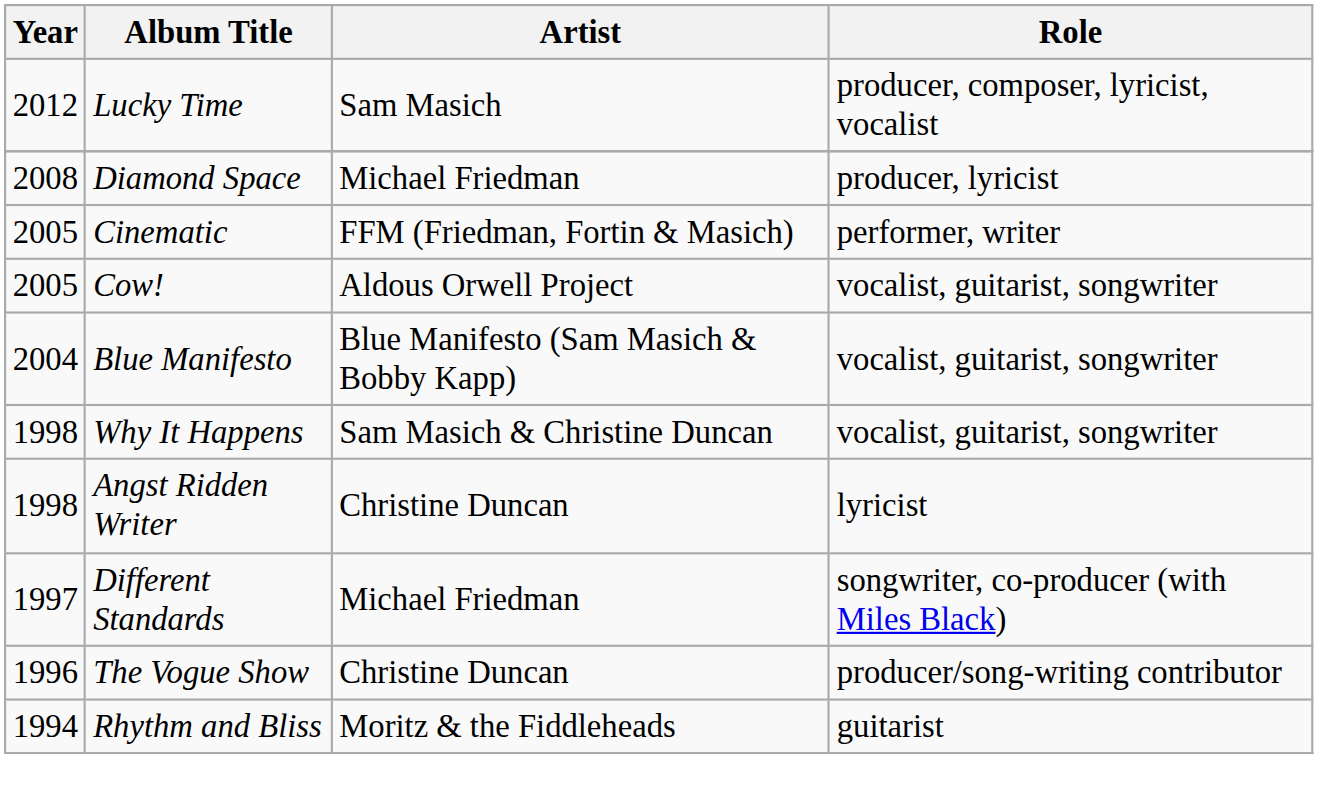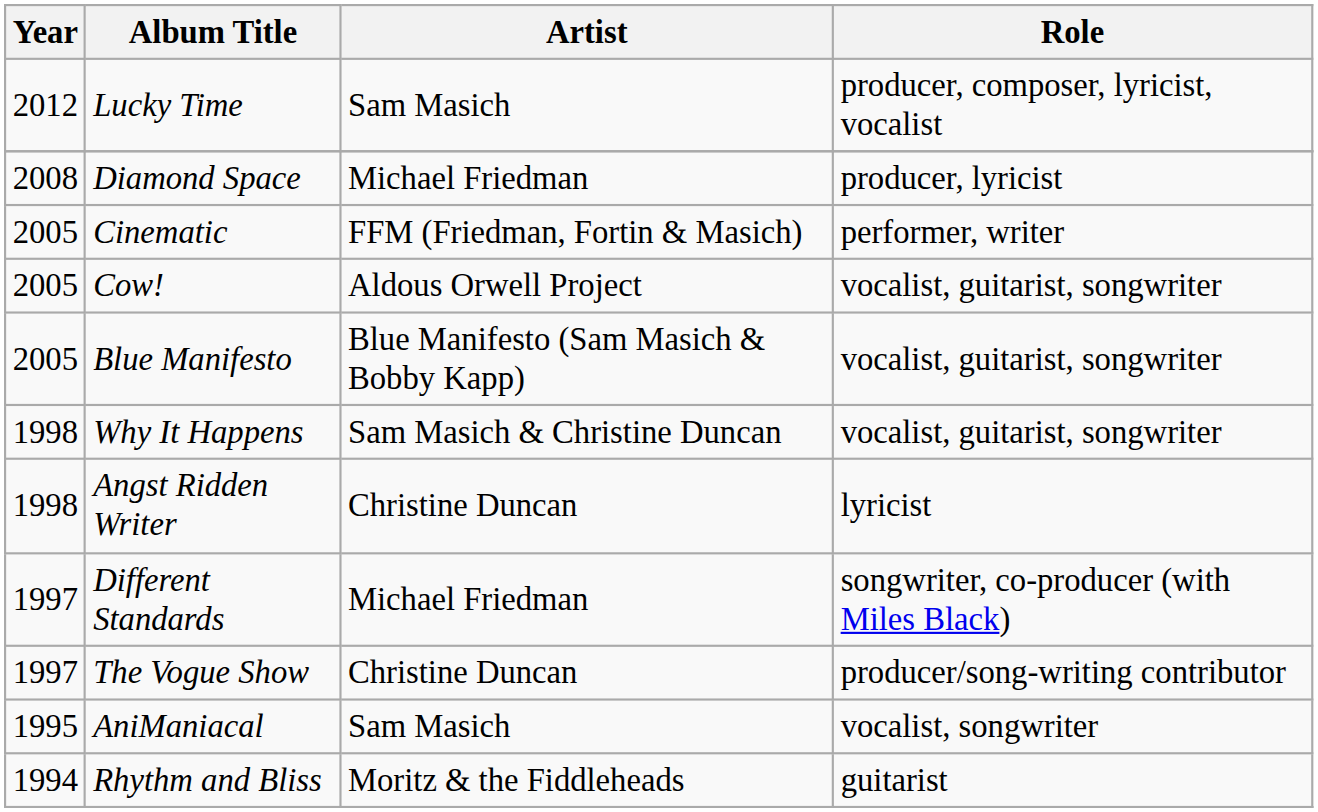(45, 359) 2004 -> (45, 359) 2005
(45, 671) 1996 -> (45, 671) 1997
+ row: (178, 725)
